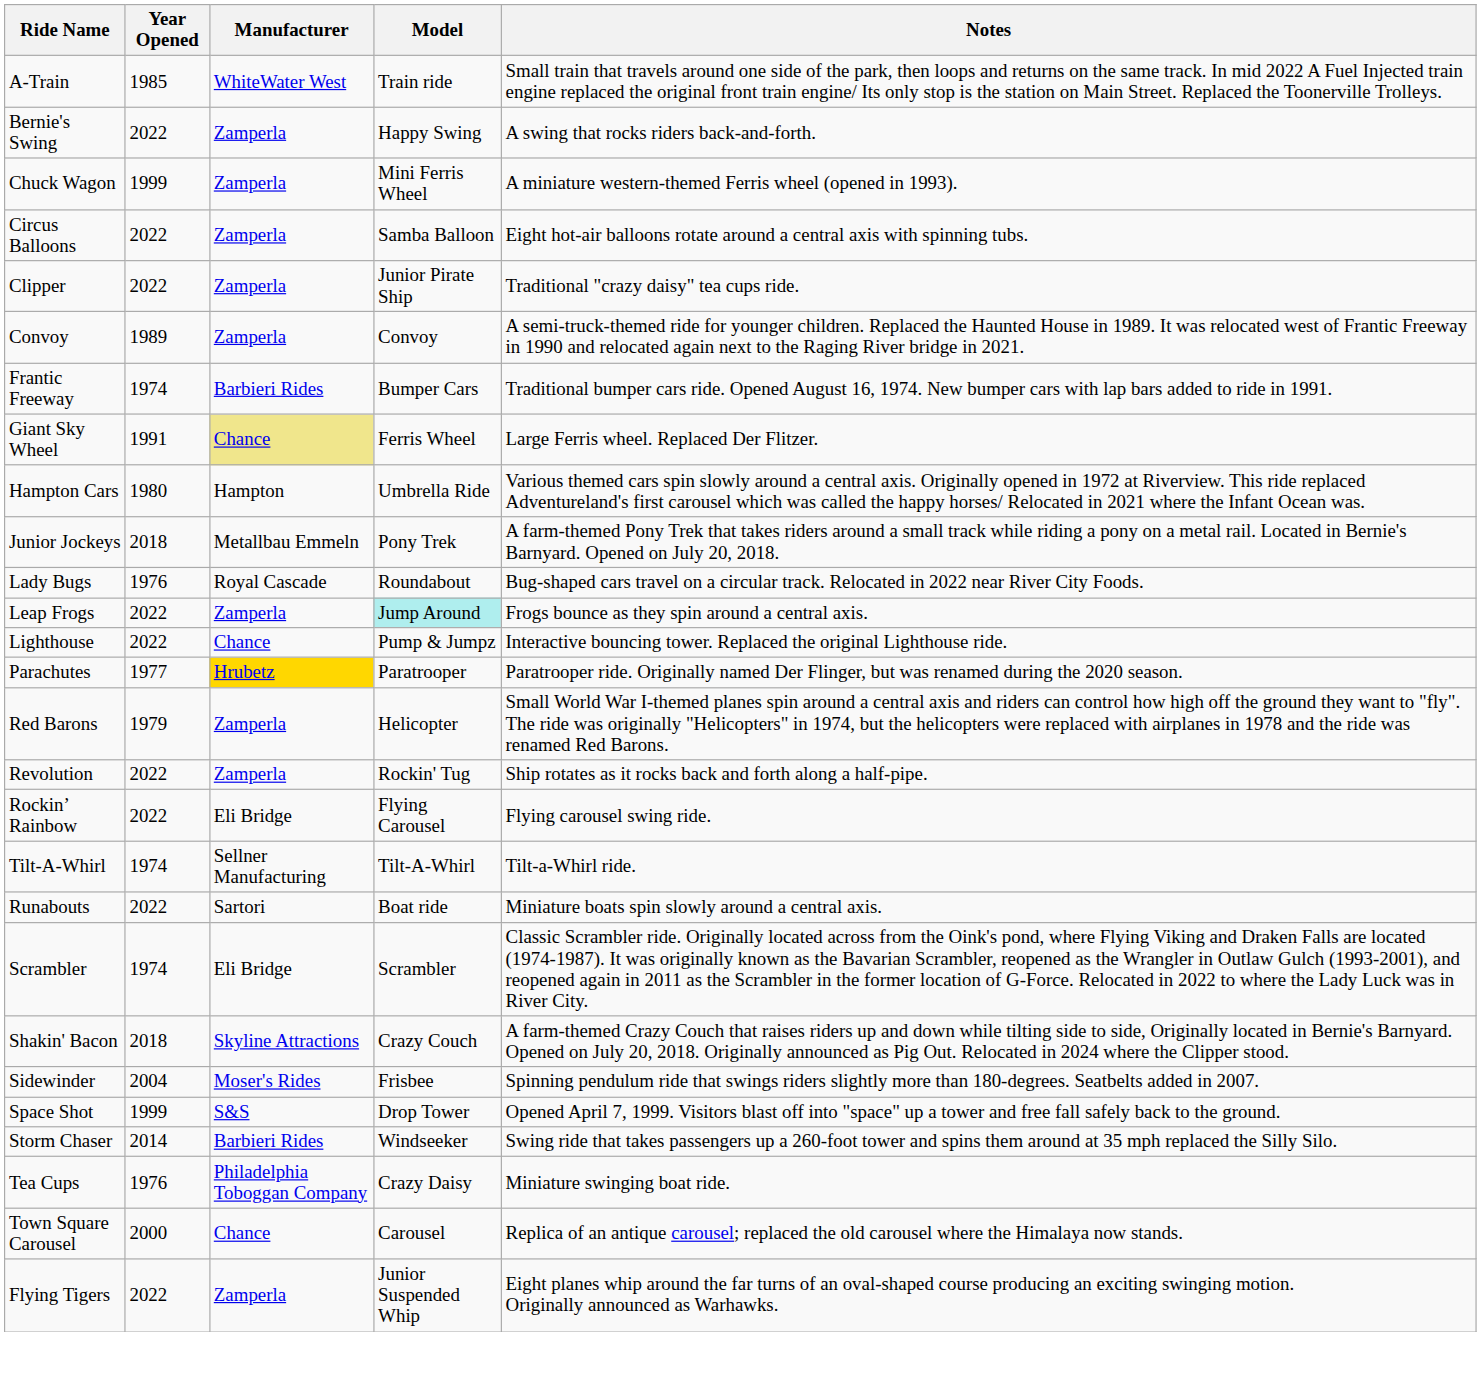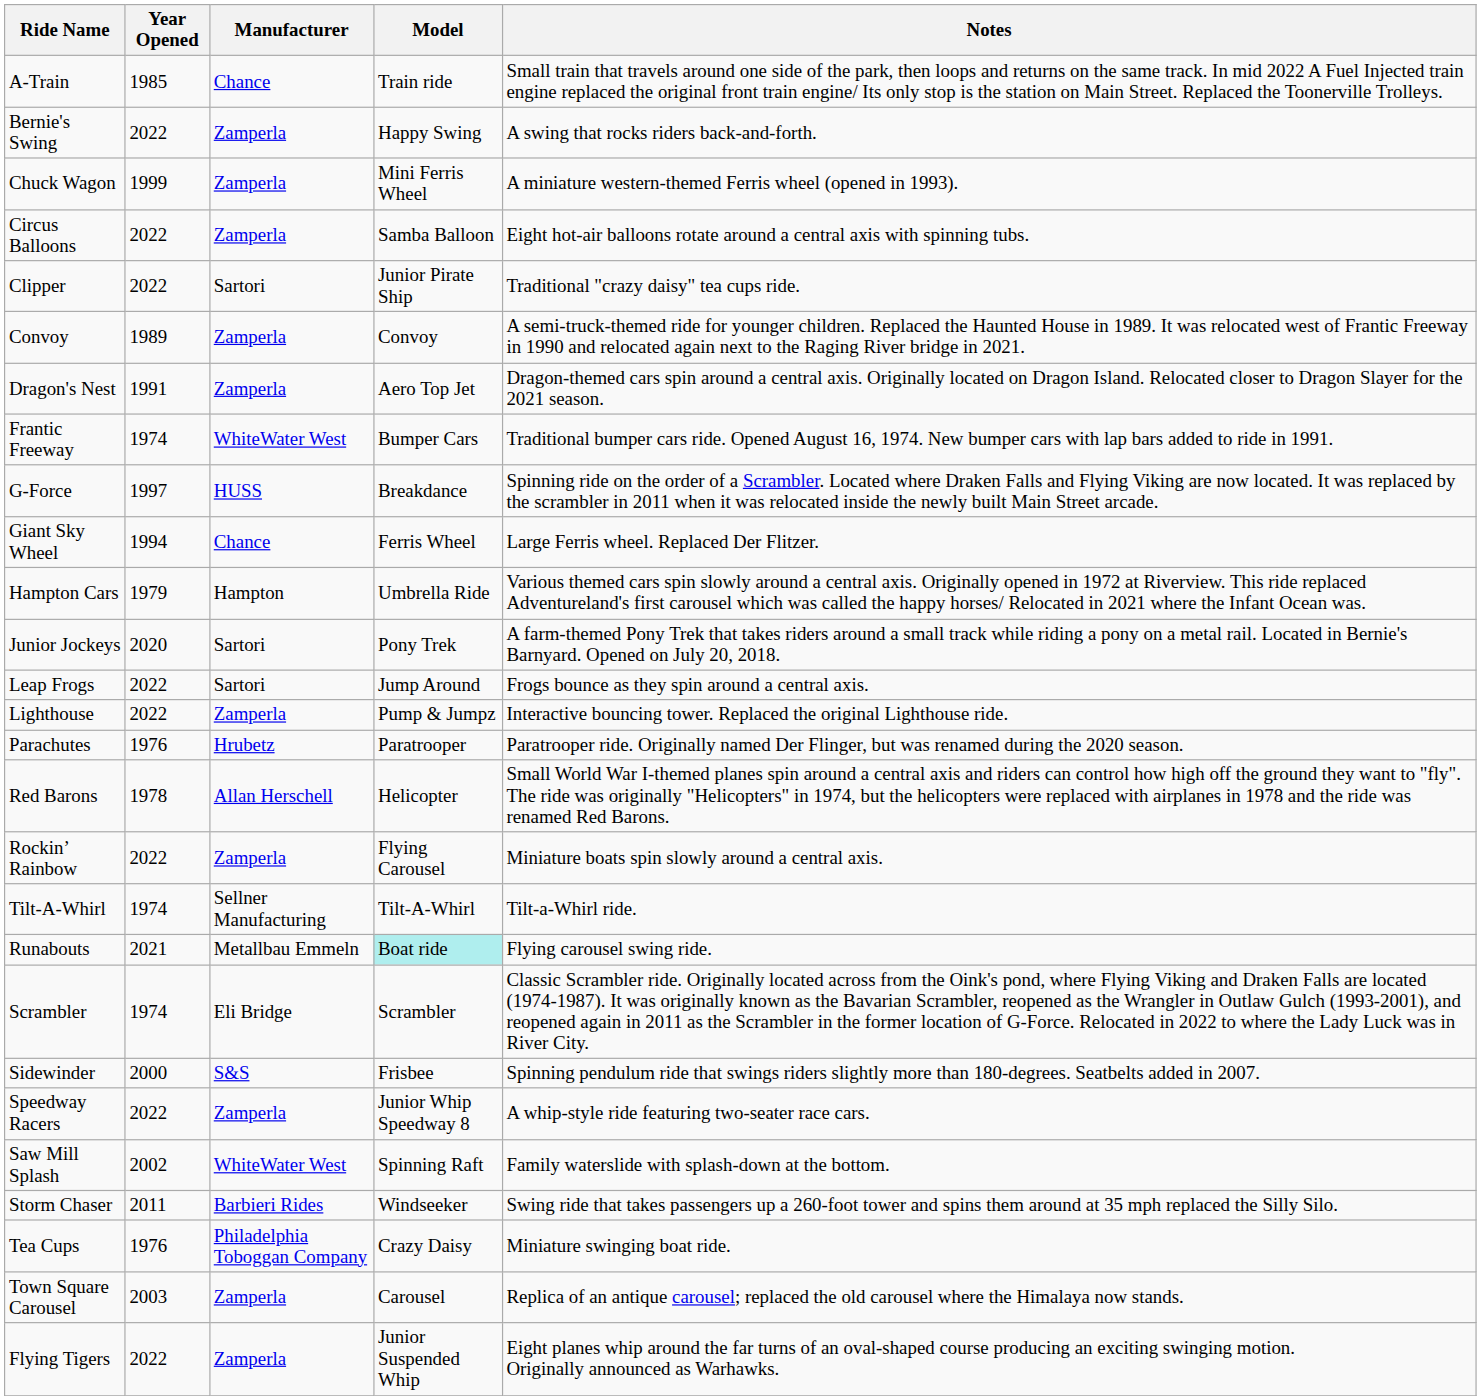(280, 81) WhiteWater West -> (242, 81) Chance
(250, 286) Zamperla -> (239, 286) Sartori
+ row: (62, 388)
(269, 388) Barbieri Rides -> (280, 439) WhiteWater West
+ row: (40, 490)
(148, 439) 1991 -> (148, 541) 1994
(242, 439) khaki background -> (242, 541) no background
(148, 490) 1980 -> (148, 593) 1979
(148, 541) 2018 -> (148, 644) 2020
(286, 541) Metallbau Emmeln -> (239, 644) Sartori
- row: (50, 582)
(250, 612) Zamperla -> (239, 684) Sartori
(429, 612) paleturquoise background -> (429, 684) no background
(242, 642) Chance -> (250, 714) Zamperla
(148, 672) 1977 -> (148, 744) 1976
(244, 672) gold background -> (244, 744) no background
(148, 723) 1979 -> (148, 795) 1978
(250, 723) Zamperla -> (273, 795) Allan Herschell
- row: (51, 774)
(253, 815) Eli Bridge -> (250, 857) Zamperla
(608, 815) Flying carousel swing ride. -> (695, 857) Miniature boats spin slowly around a central axis.
(148, 906) 2022 -> (148, 949) 2021
(239, 906) Sartori -> (286, 949) Metallbau Emmeln
(413, 906) no background -> (413, 949) paleturquoise background
(694, 906) Miniature boats spin slowly around a central axis. -> (609, 949) Flying carousel swing ride.
- row: (63, 1041)
(148, 1081) 2004 -> (148, 1073) 2000
(267, 1081) Moser's Rides -> (232, 1073) S&S
- row: (51, 1111)
+ row: (48, 1113)
+ row: (44, 1164)
(148, 1141) 2014 -> (148, 1205) 2011
(148, 1233) 2000 -> (148, 1297) 2003
(242, 1233) Chance -> (250, 1297) Zamperla
